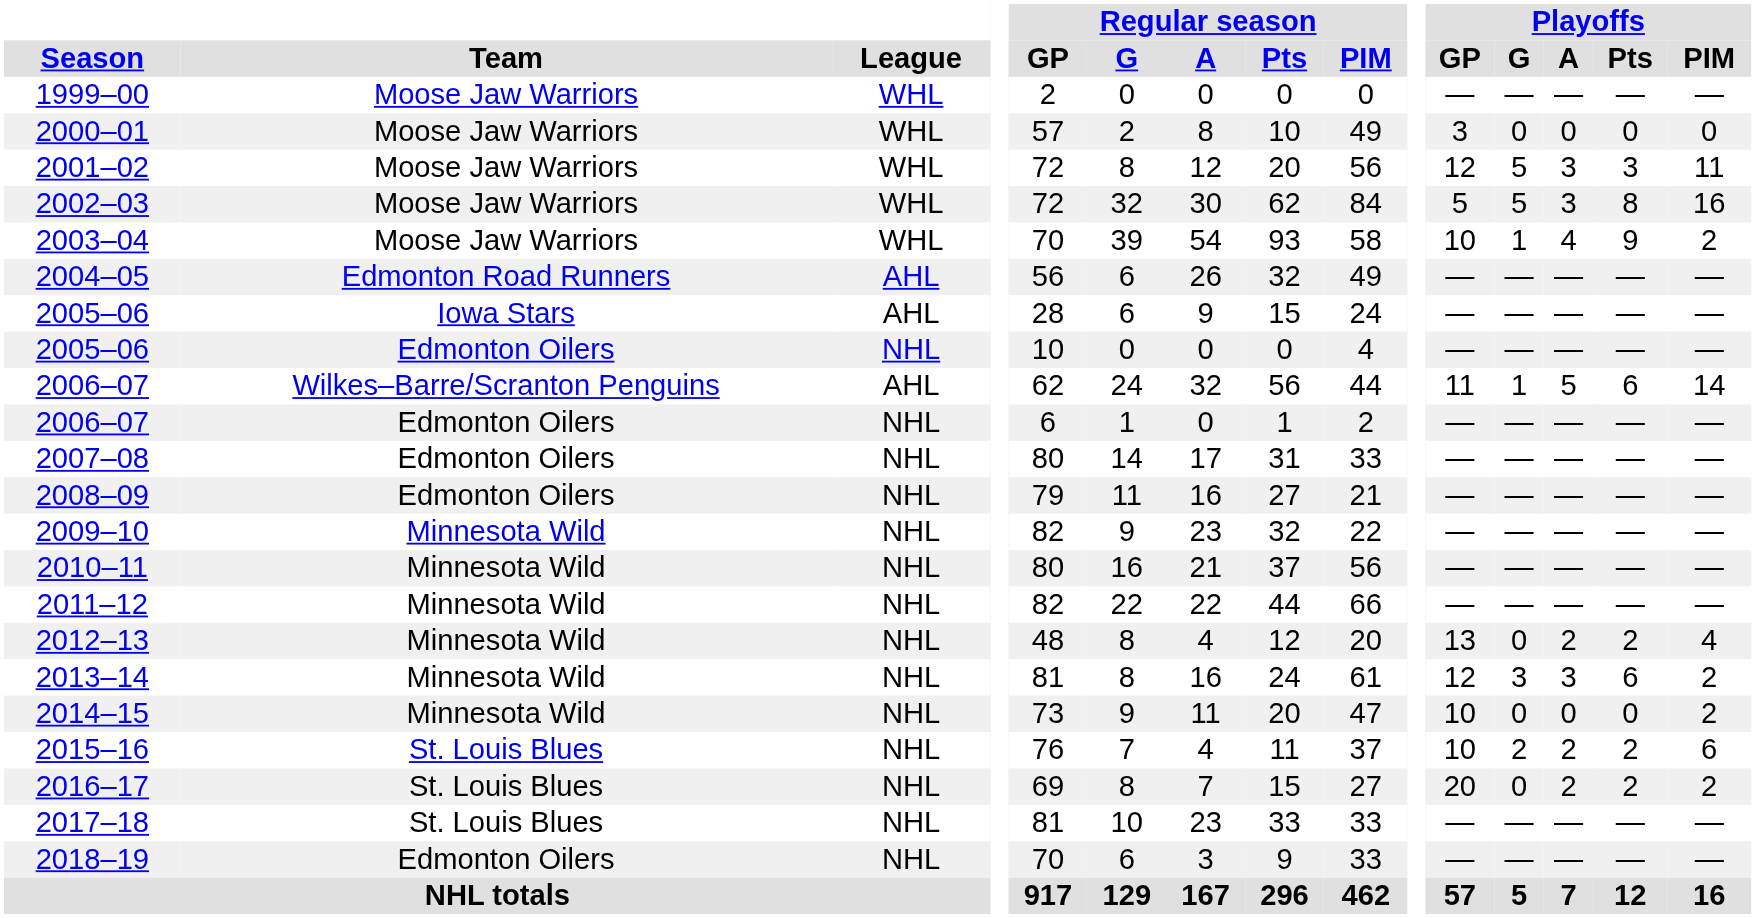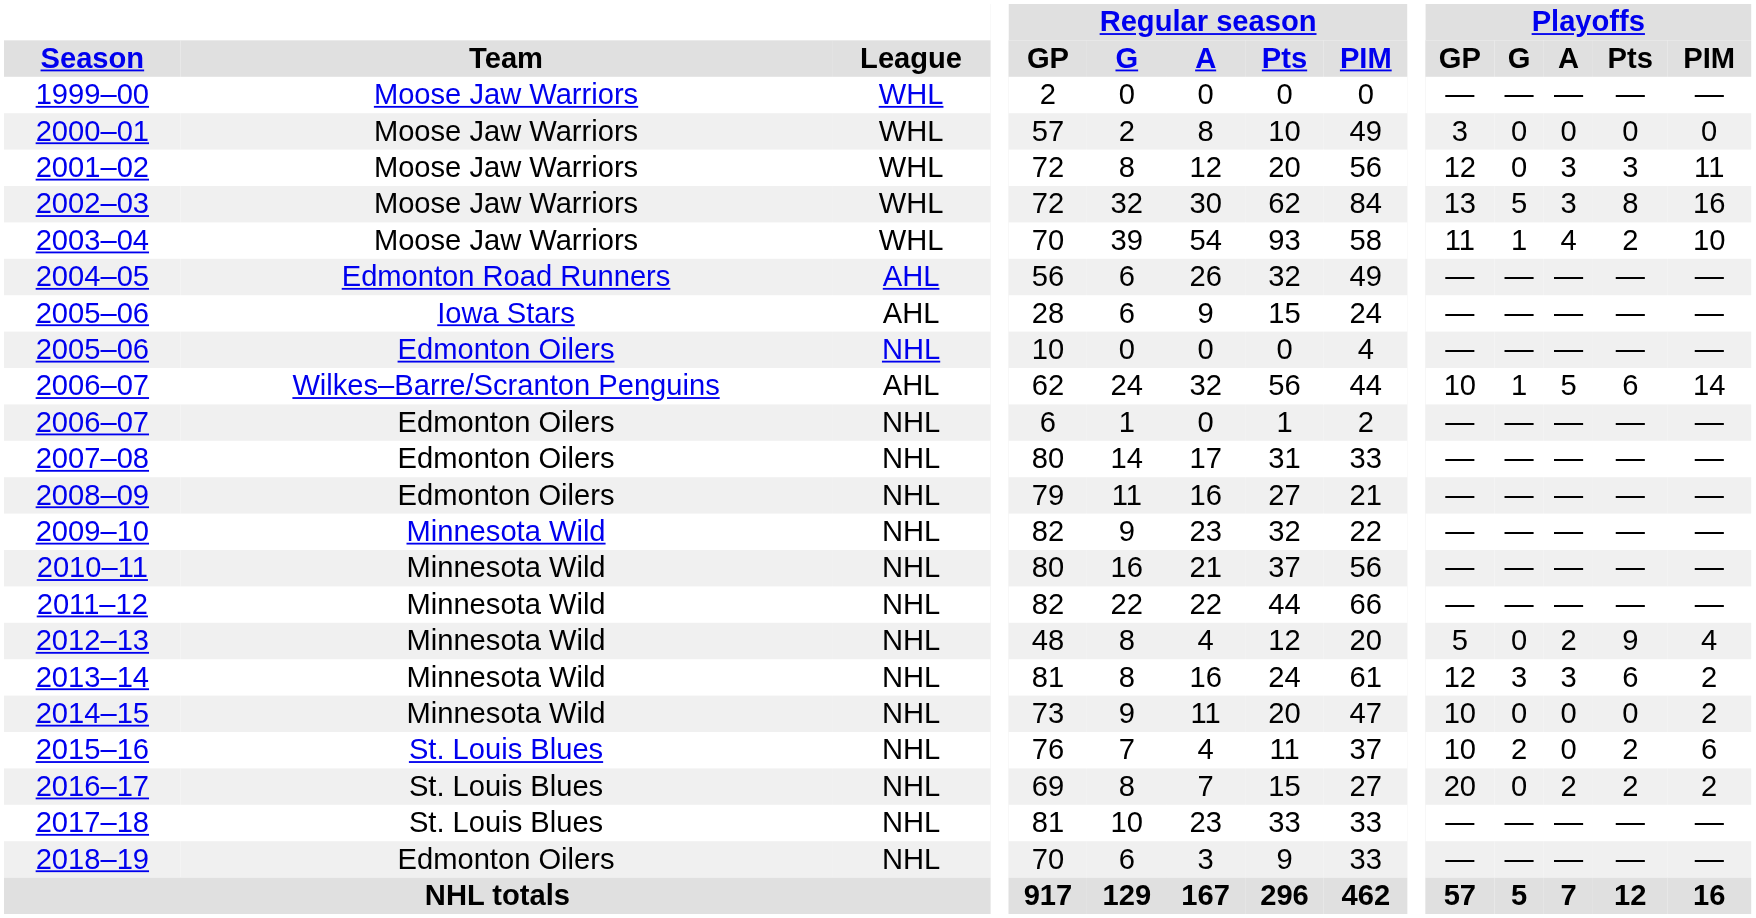(1519, 167) 5 -> (1519, 167) 0
(1460, 203) 5 -> (1460, 203) 13
(1460, 240) 10 -> (1460, 240) 11
(1630, 240) 9 -> (1630, 240) 2
(1709, 240) 2 -> (1709, 240) 10
(1460, 385) 11 -> (1460, 385) 10
(1460, 640) 13 -> (1460, 640) 5
(1630, 640) 2 -> (1630, 640) 9
(1569, 749) 2 -> (1569, 749) 0
